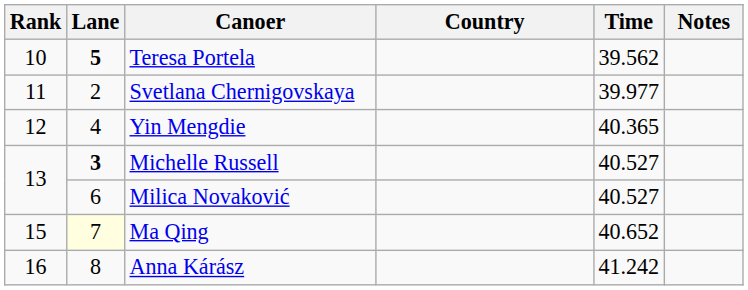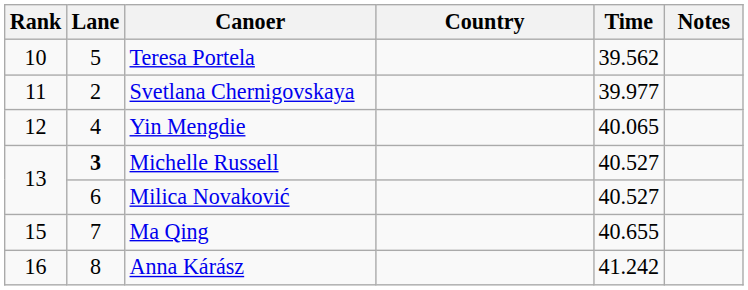(95, 57) bold -> (95, 57) normal
(629, 127) 40.365 -> (629, 127) 40.065
(95, 232) lightyellow background -> (95, 232) no background
(629, 232) 40.652 -> (629, 232) 40.655
